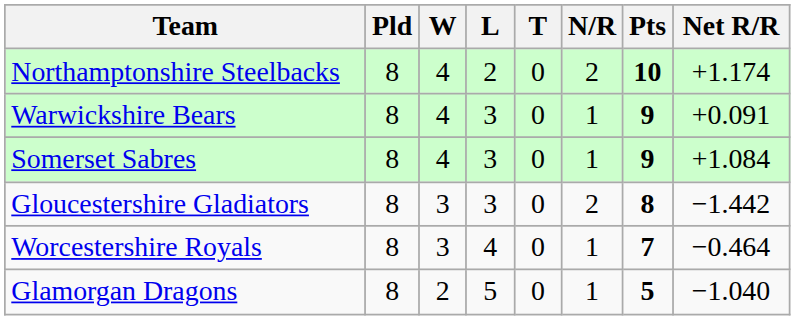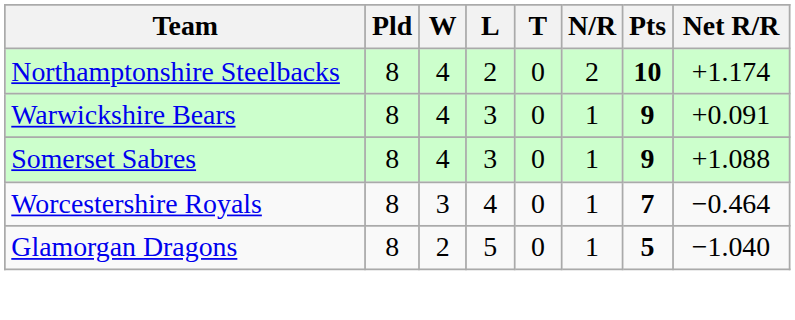(731, 159) +1.084 -> (731, 159) +1.088
- row: (160, 203)
